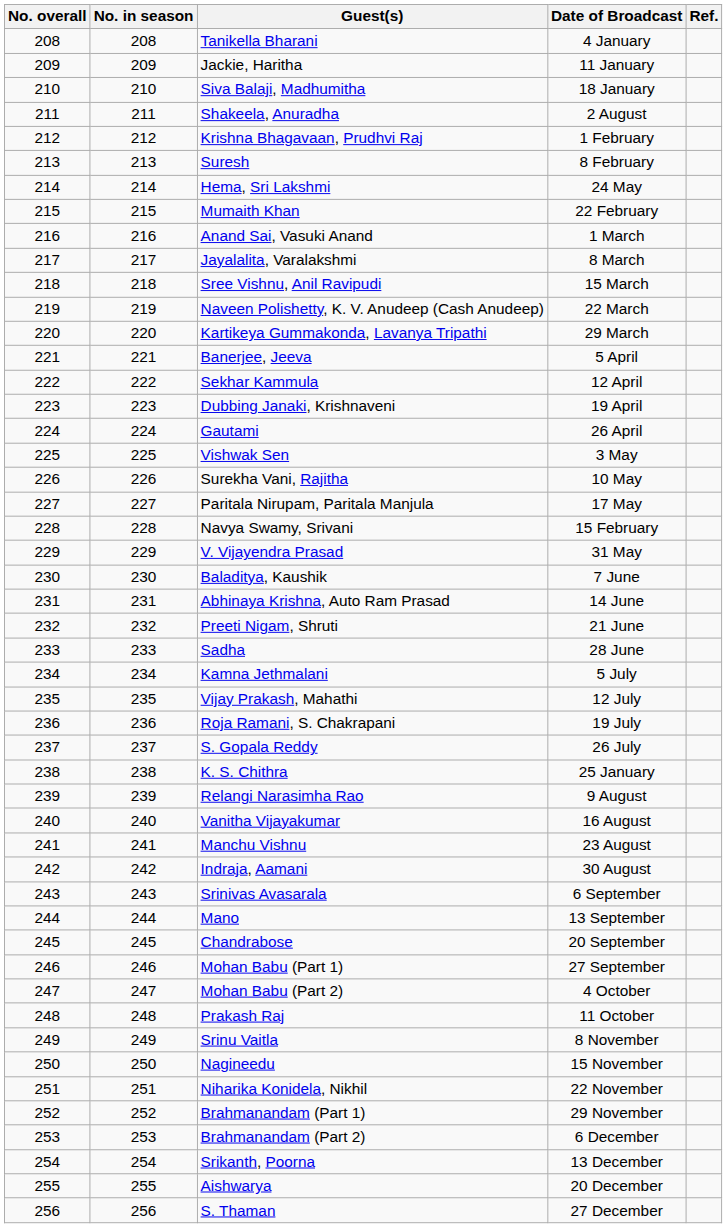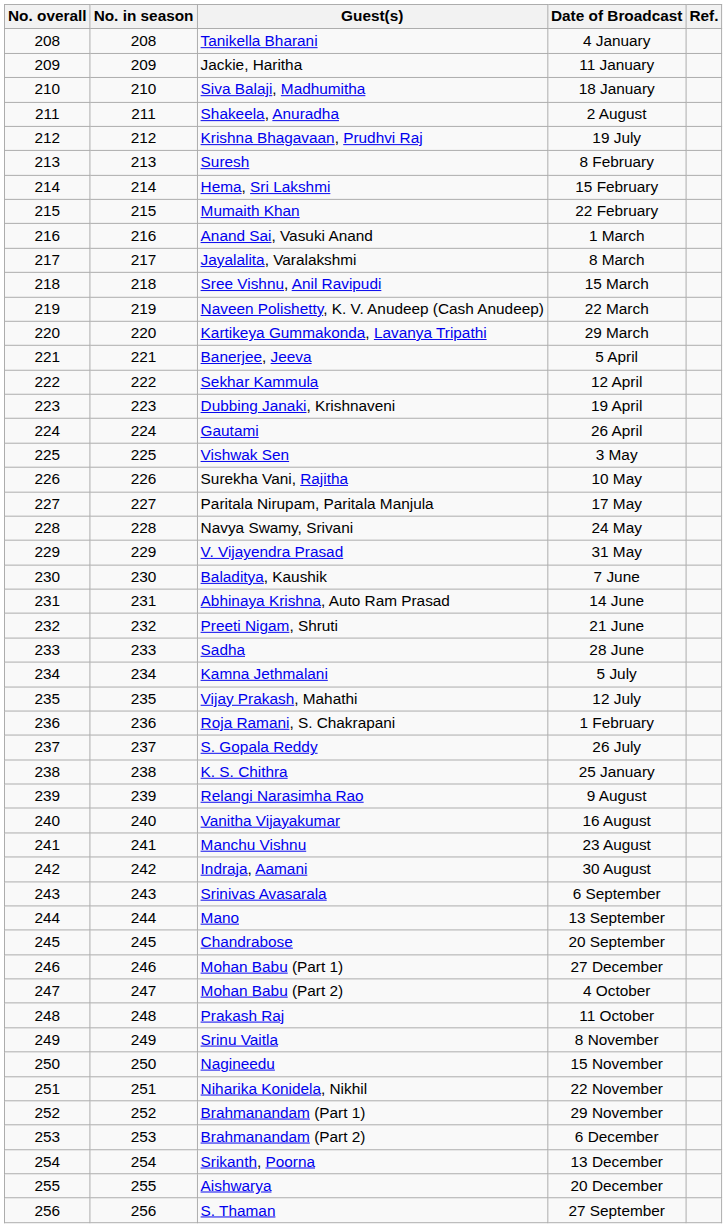(617, 138) 1 February -> (617, 138) 19 July
(617, 187) 24 May -> (617, 187) 15 February
(617, 528) 15 February -> (617, 528) 24 May
(617, 723) 19 July -> (617, 723) 1 February
(617, 966) 27 September -> (617, 966) 27 December
(617, 1210) 27 December -> (617, 1210) 27 September
